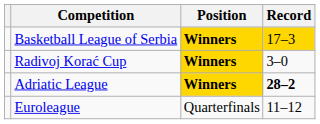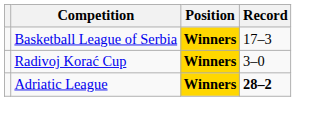(281, 38) gold background -> (257, 38) no background
- row: (47, 107)
